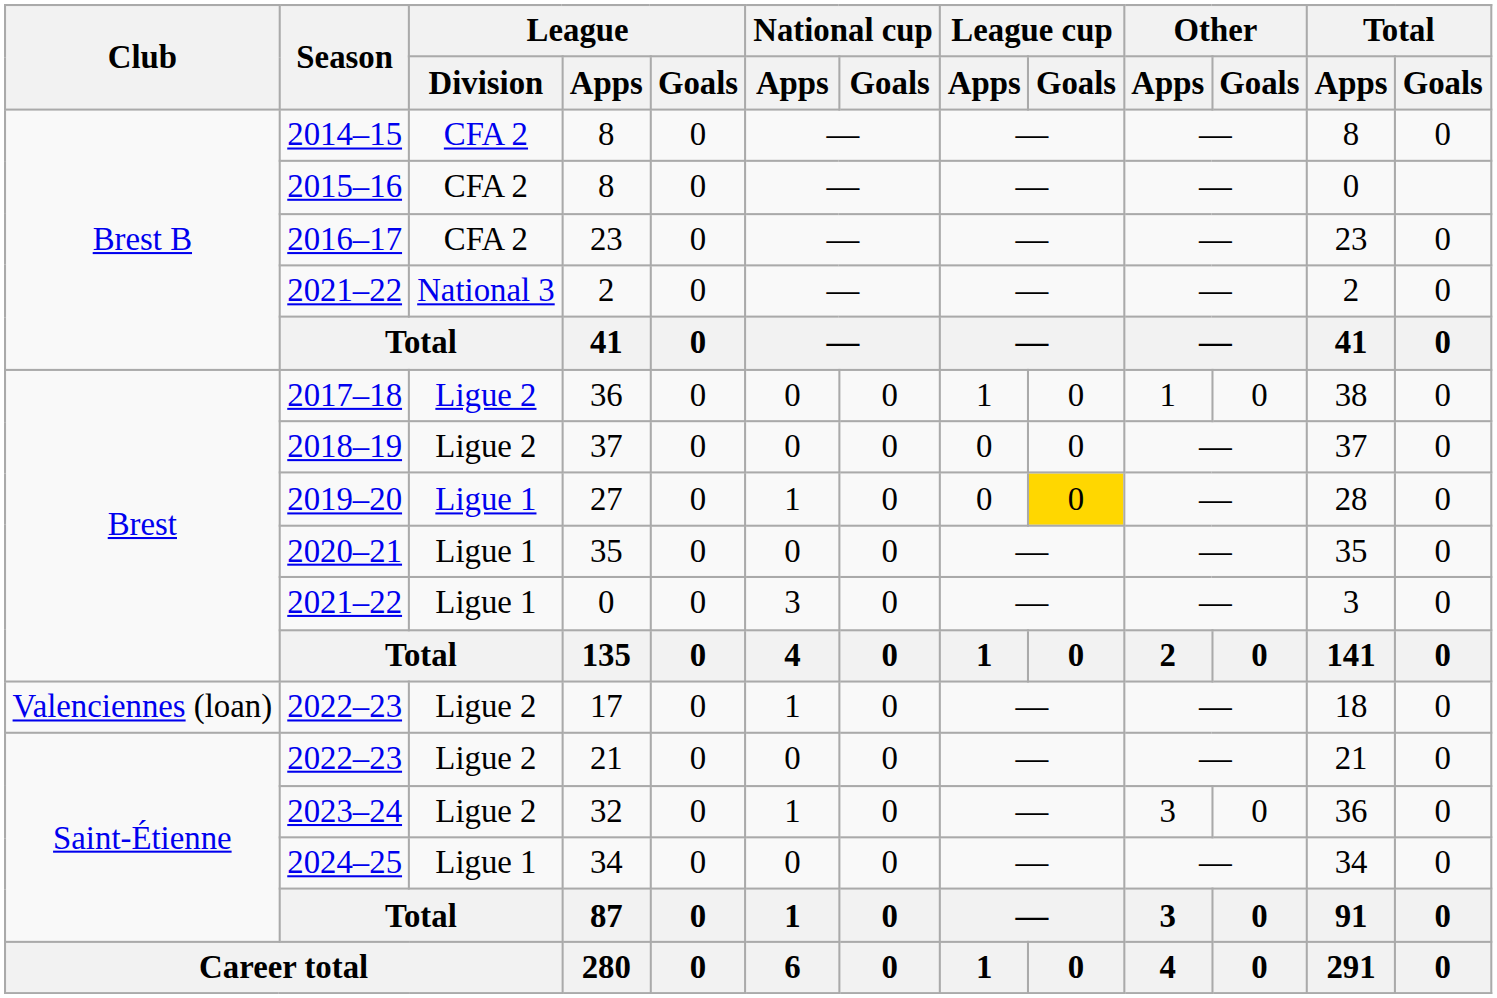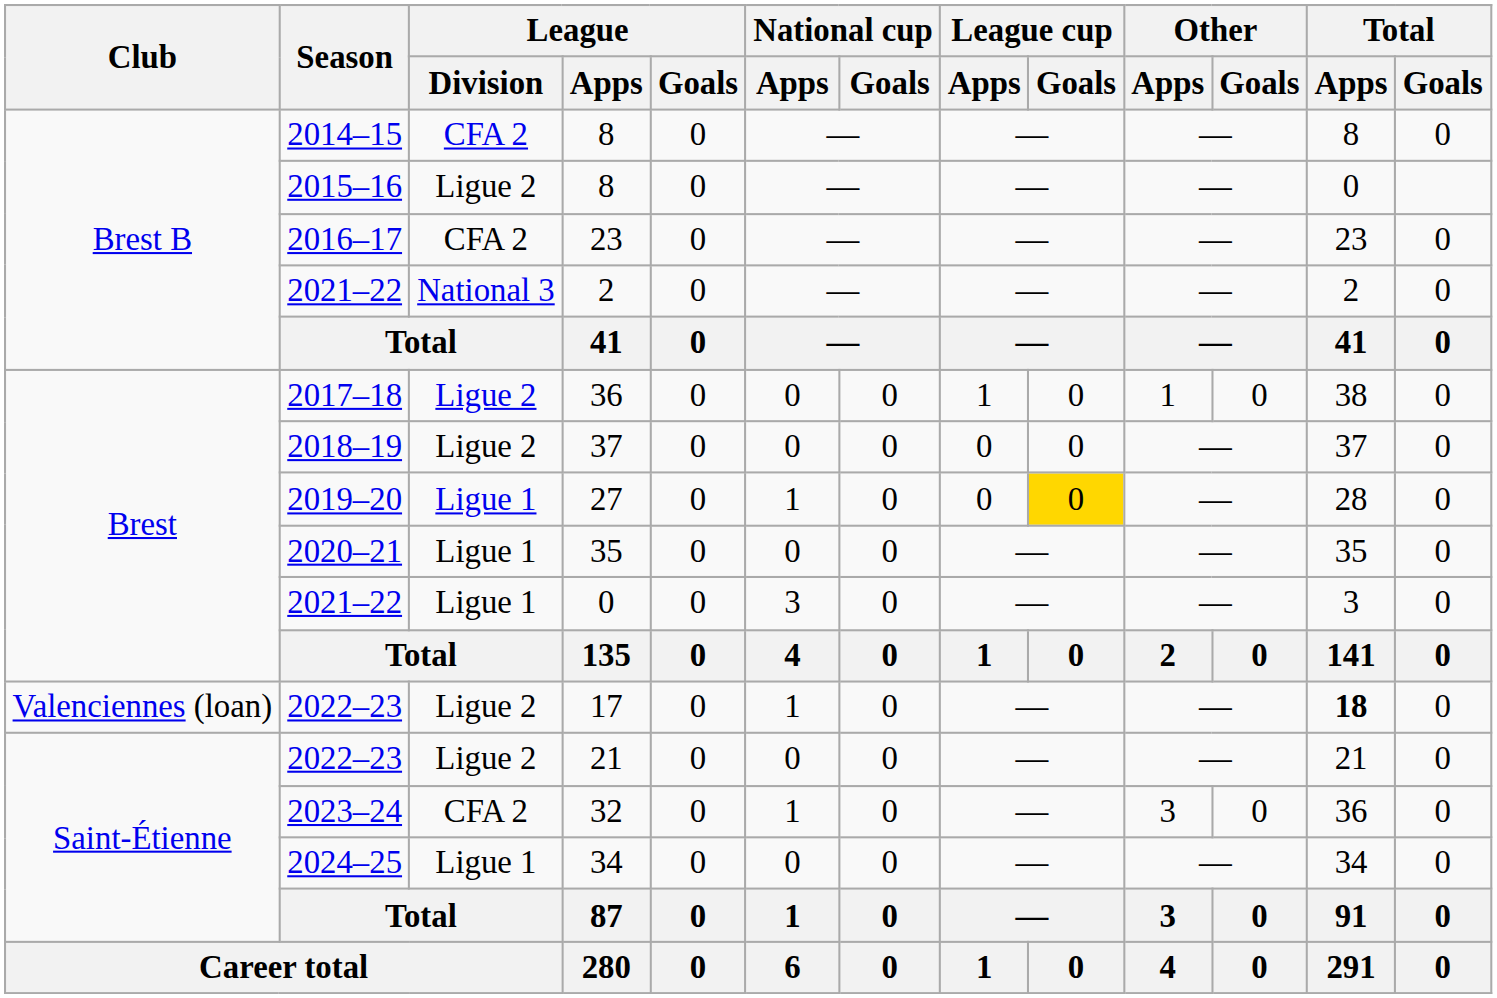(486, 186) CFA 2 -> (486, 186) Ligue 2
(1351, 706) normal -> (1351, 706) bold
(486, 810) Ligue 2 -> (486, 810) CFA 2
